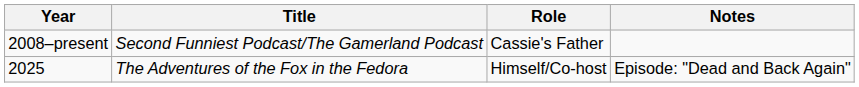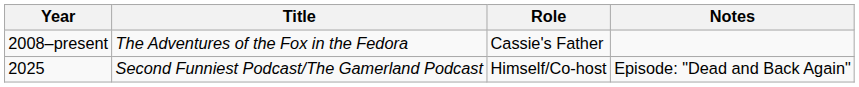(299, 43) Second Funniest Podcast/The Gamerland Podcast -> (262, 43) The Adventures of the Fox in the Fedora
(262, 69) The Adventures of the Fox in the Fedora -> (299, 69) Second Funniest Podcast/The Gamerland Podcast
